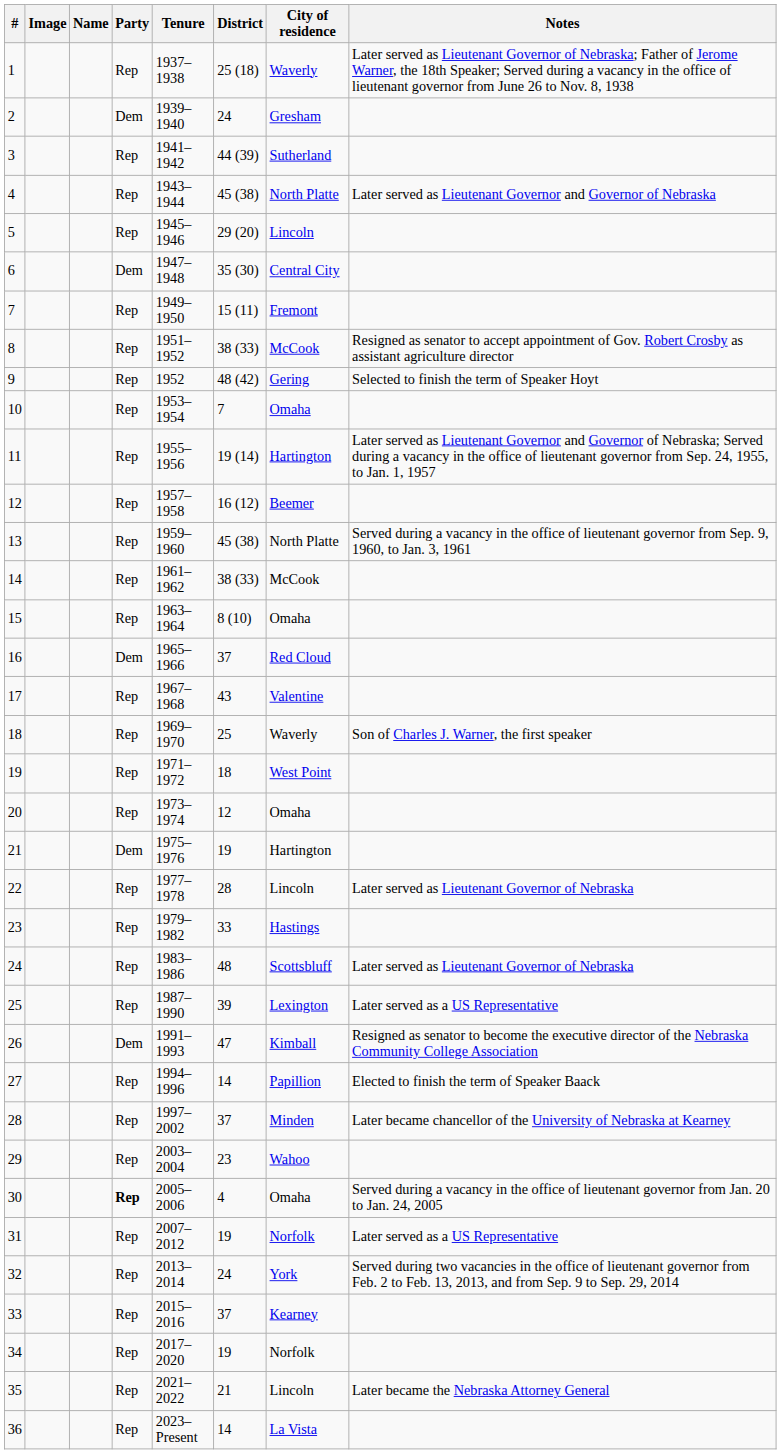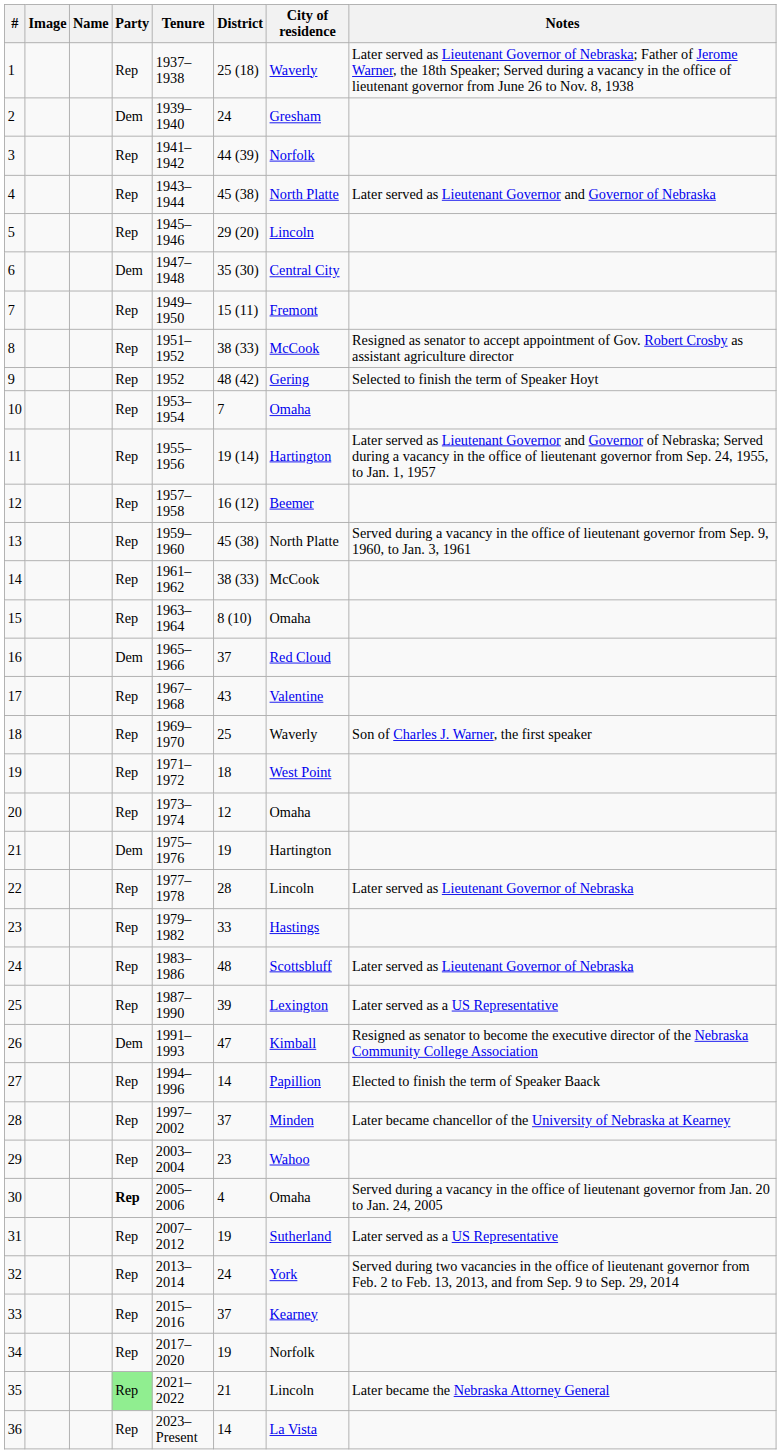(300, 155) Sutherland -> (292, 155) Norfolk
(292, 1236) Norfolk -> (300, 1236) Sutherland
(127, 1390) no background -> (127, 1390) lightgreen background
